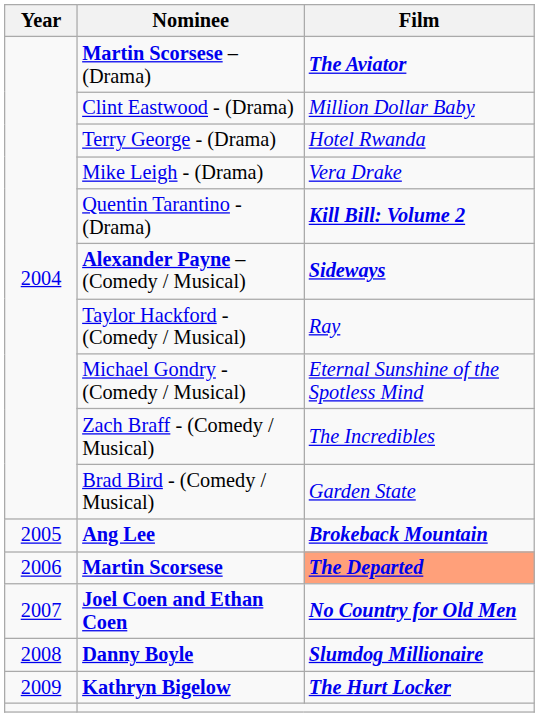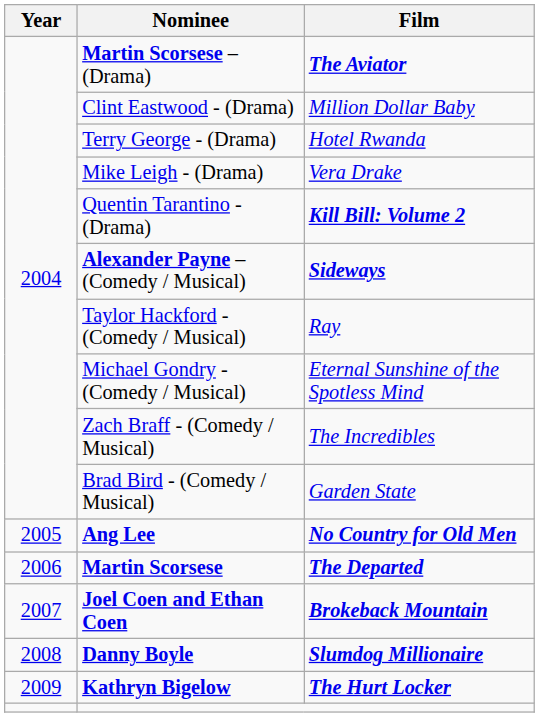(398, 535) Brokeback Mountain -> (413, 535) No Country for Old Men
(366, 567) lightsalmon background -> (366, 567) no background
(413, 611) No Country for Old Men -> (398, 611) Brokeback Mountain
